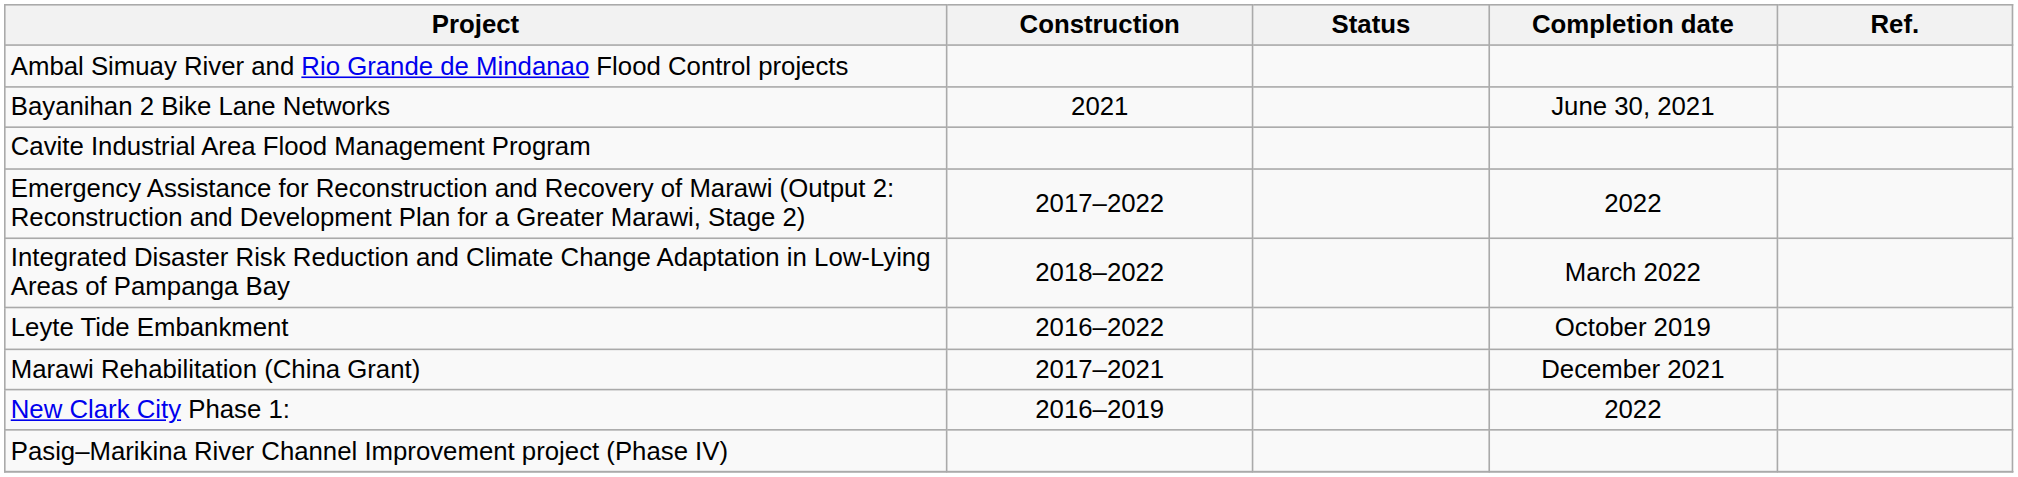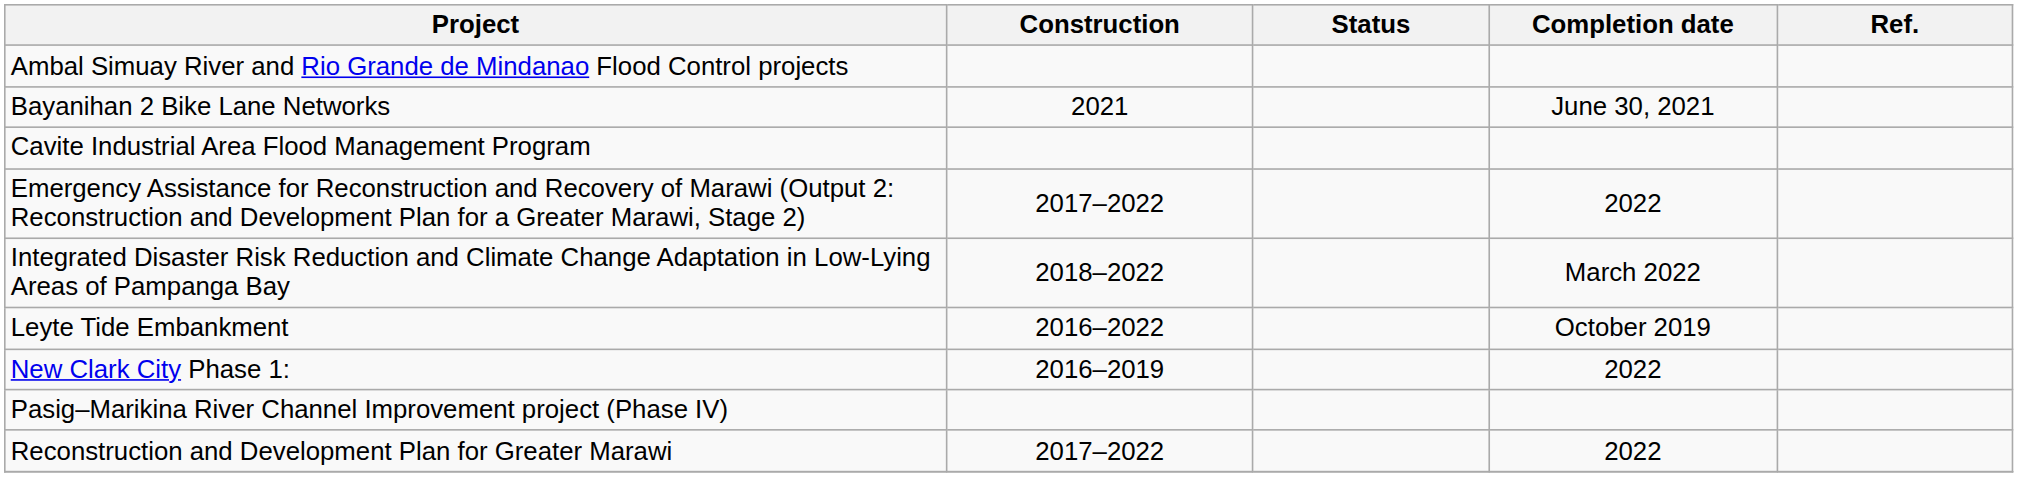- row: (215, 368)
+ row: (341, 450)
